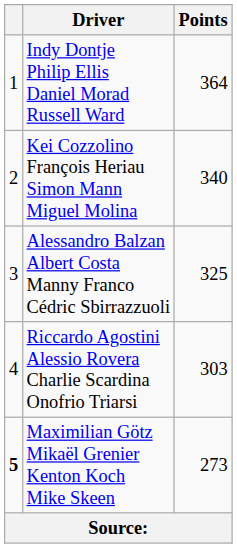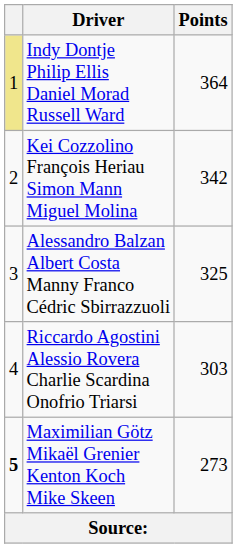(13, 82) no background -> (13, 82) khaki background
(214, 178) 340 -> (214, 178) 342
